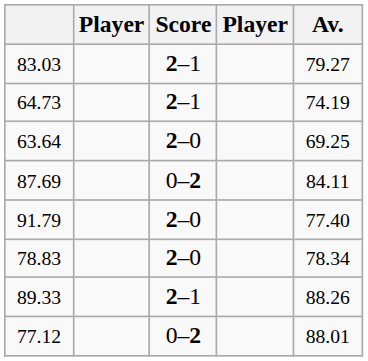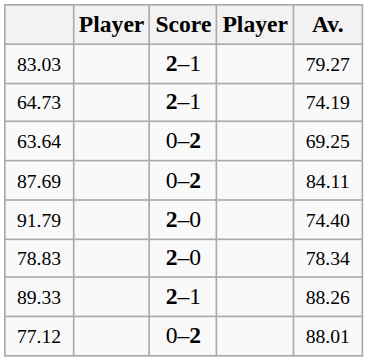(183, 141) 2–0 -> (183, 141) 0–2
(328, 220) 77.40 -> (328, 220) 74.40
